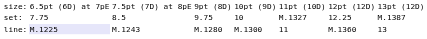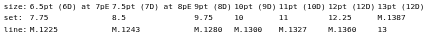(293, 18) M.1327 -> (284, 18) 11
(44, 29) lavender background -> (44, 29) no background
(284, 29) 11 -> (293, 29) M.1327
